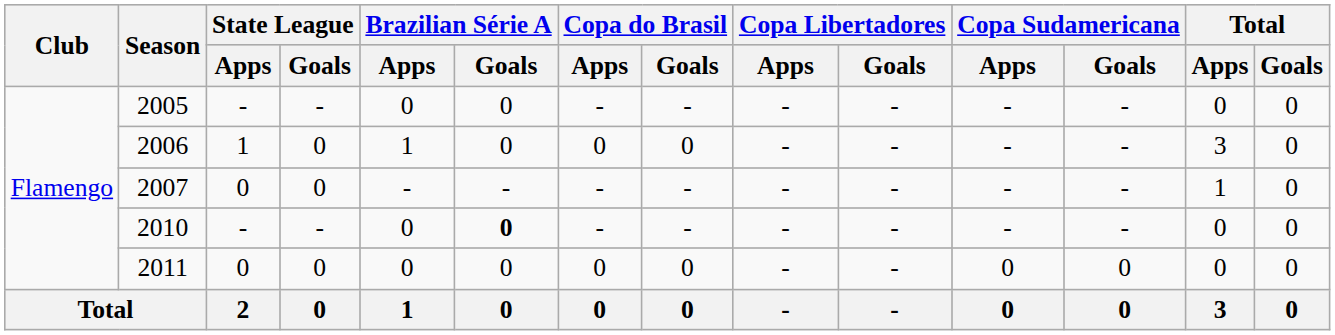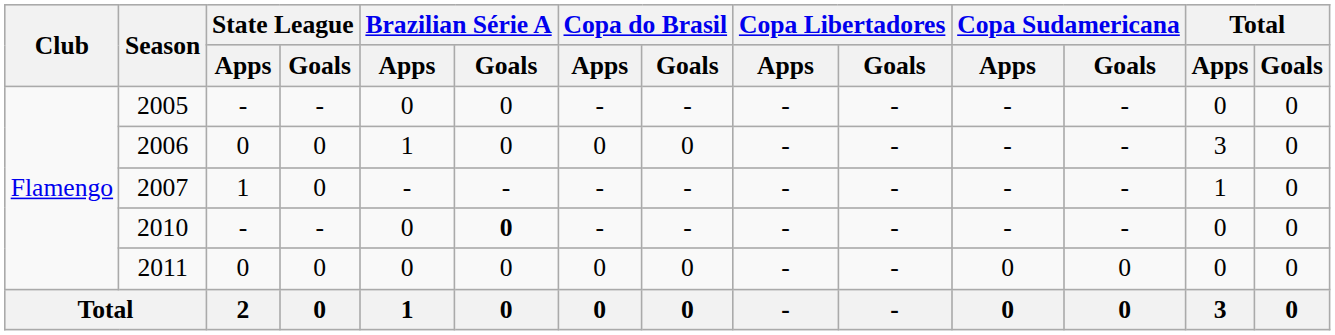(243, 146) 1 -> (243, 146) 0
(243, 187) 0 -> (243, 187) 1
